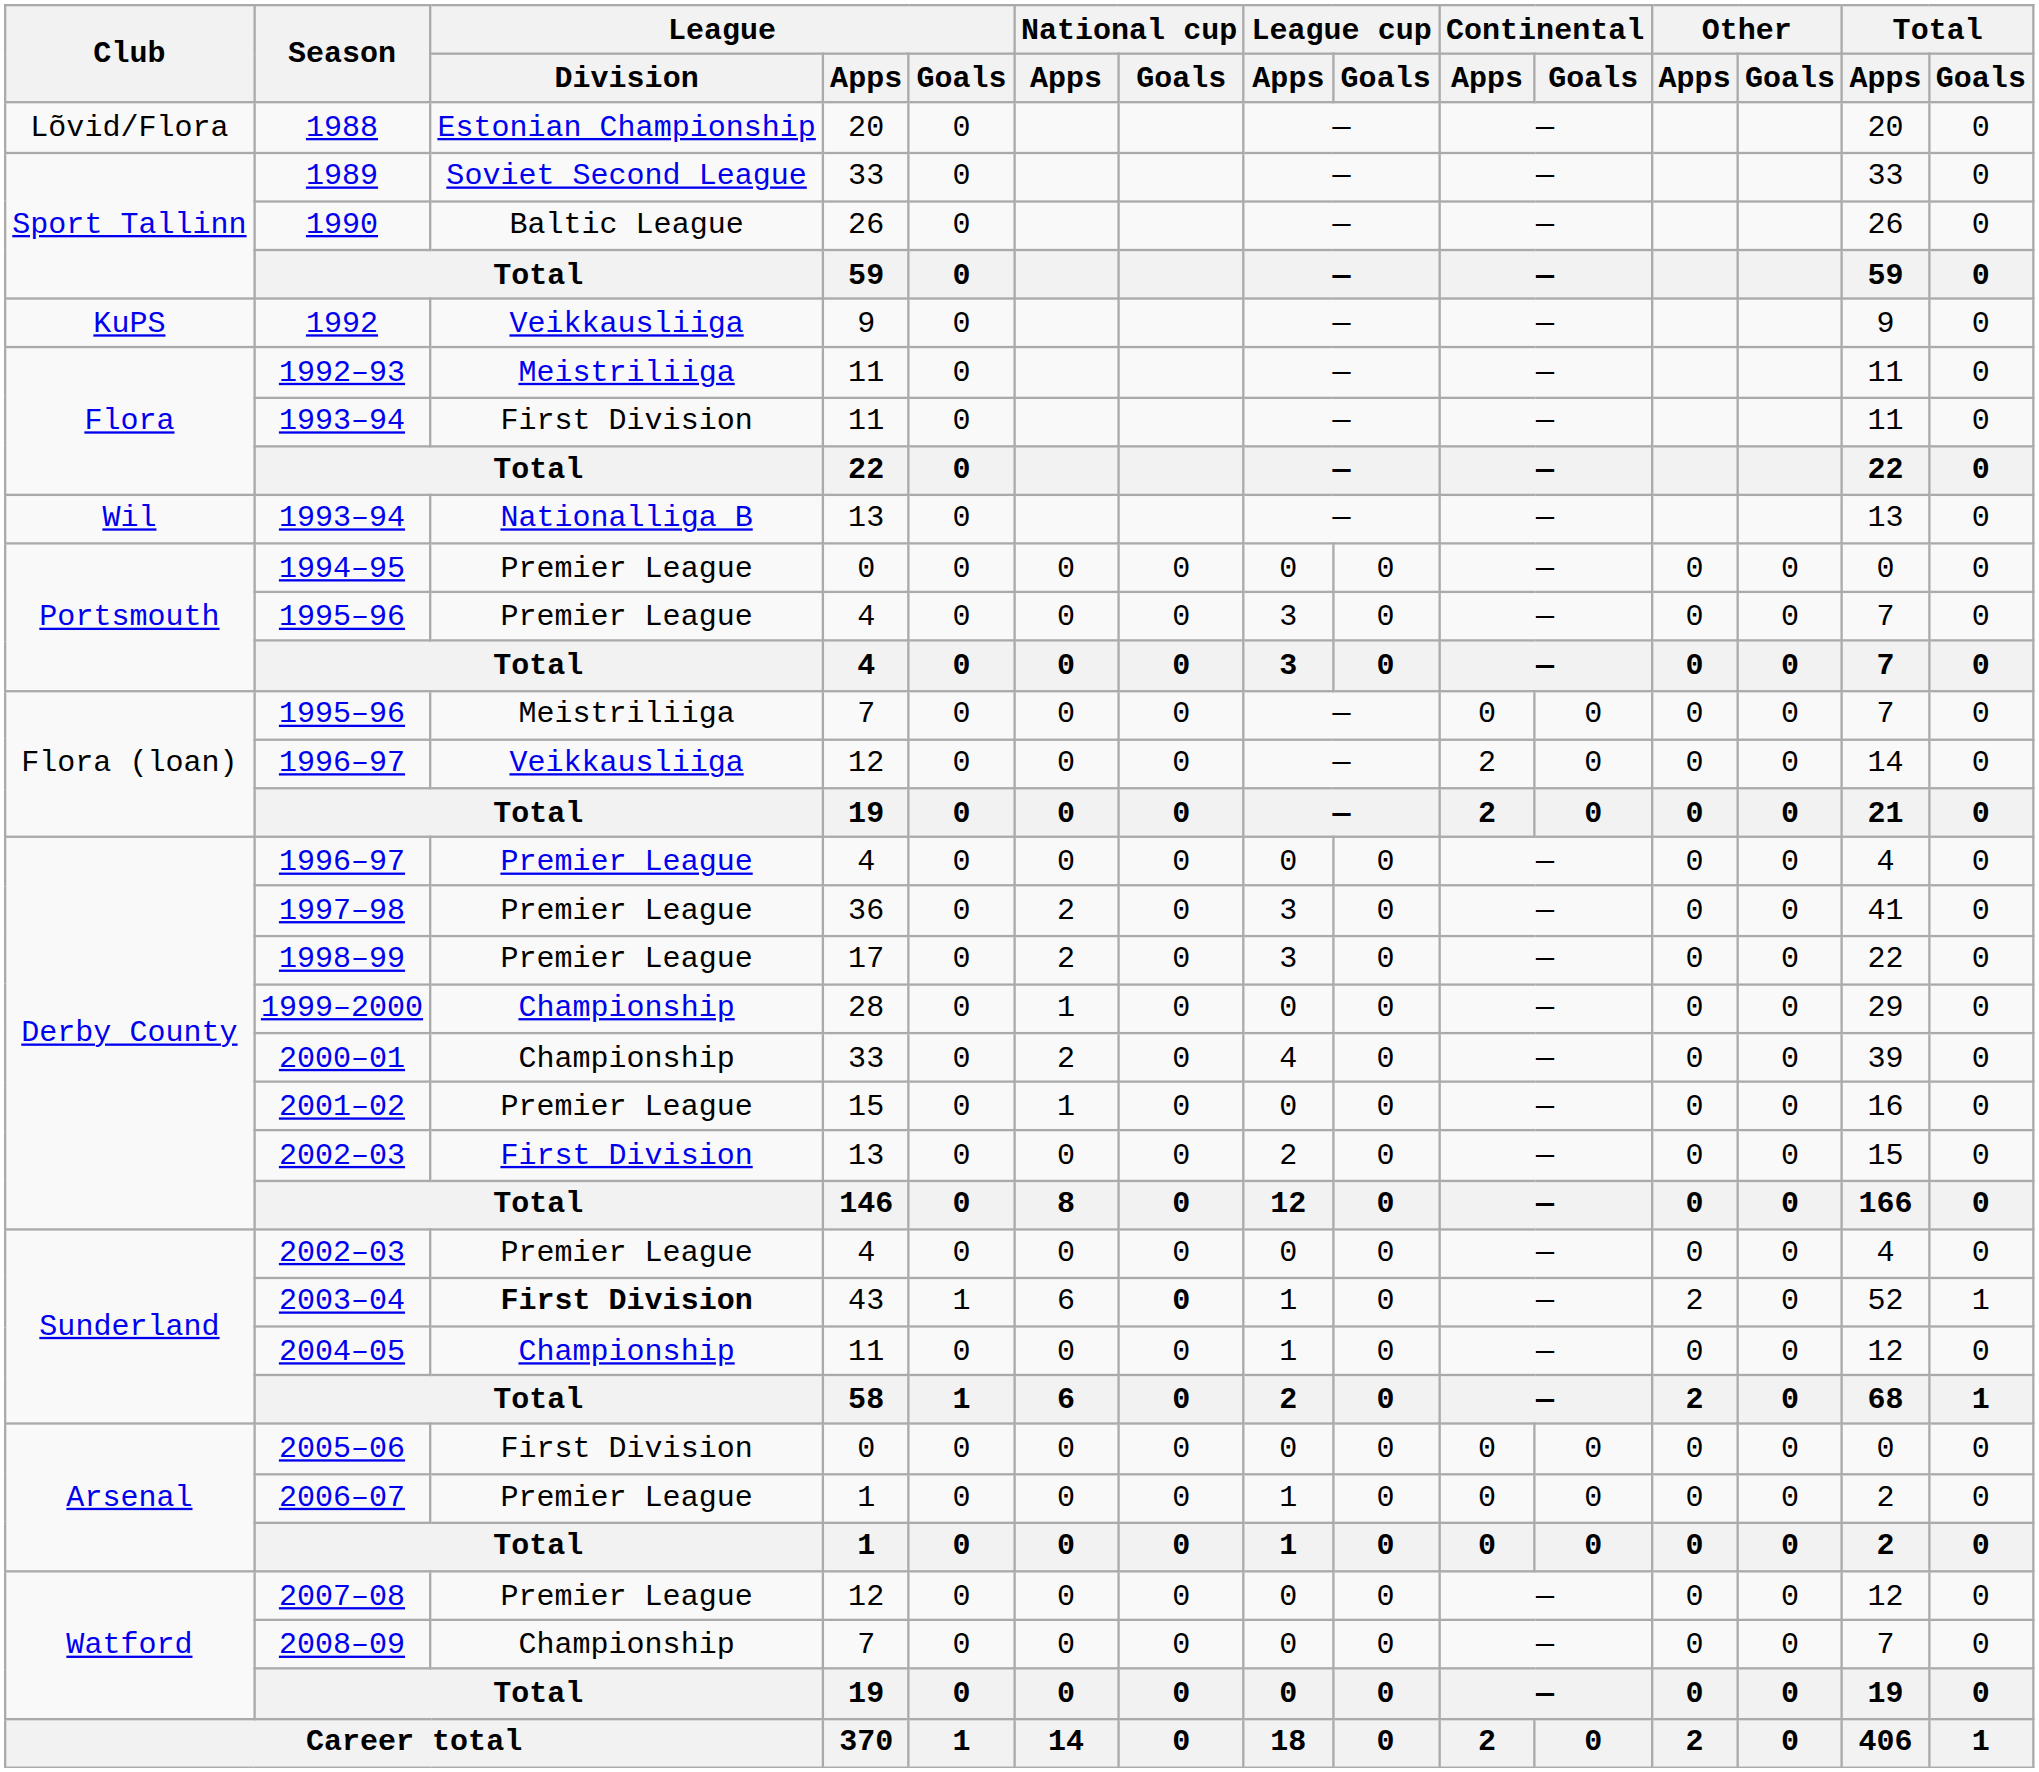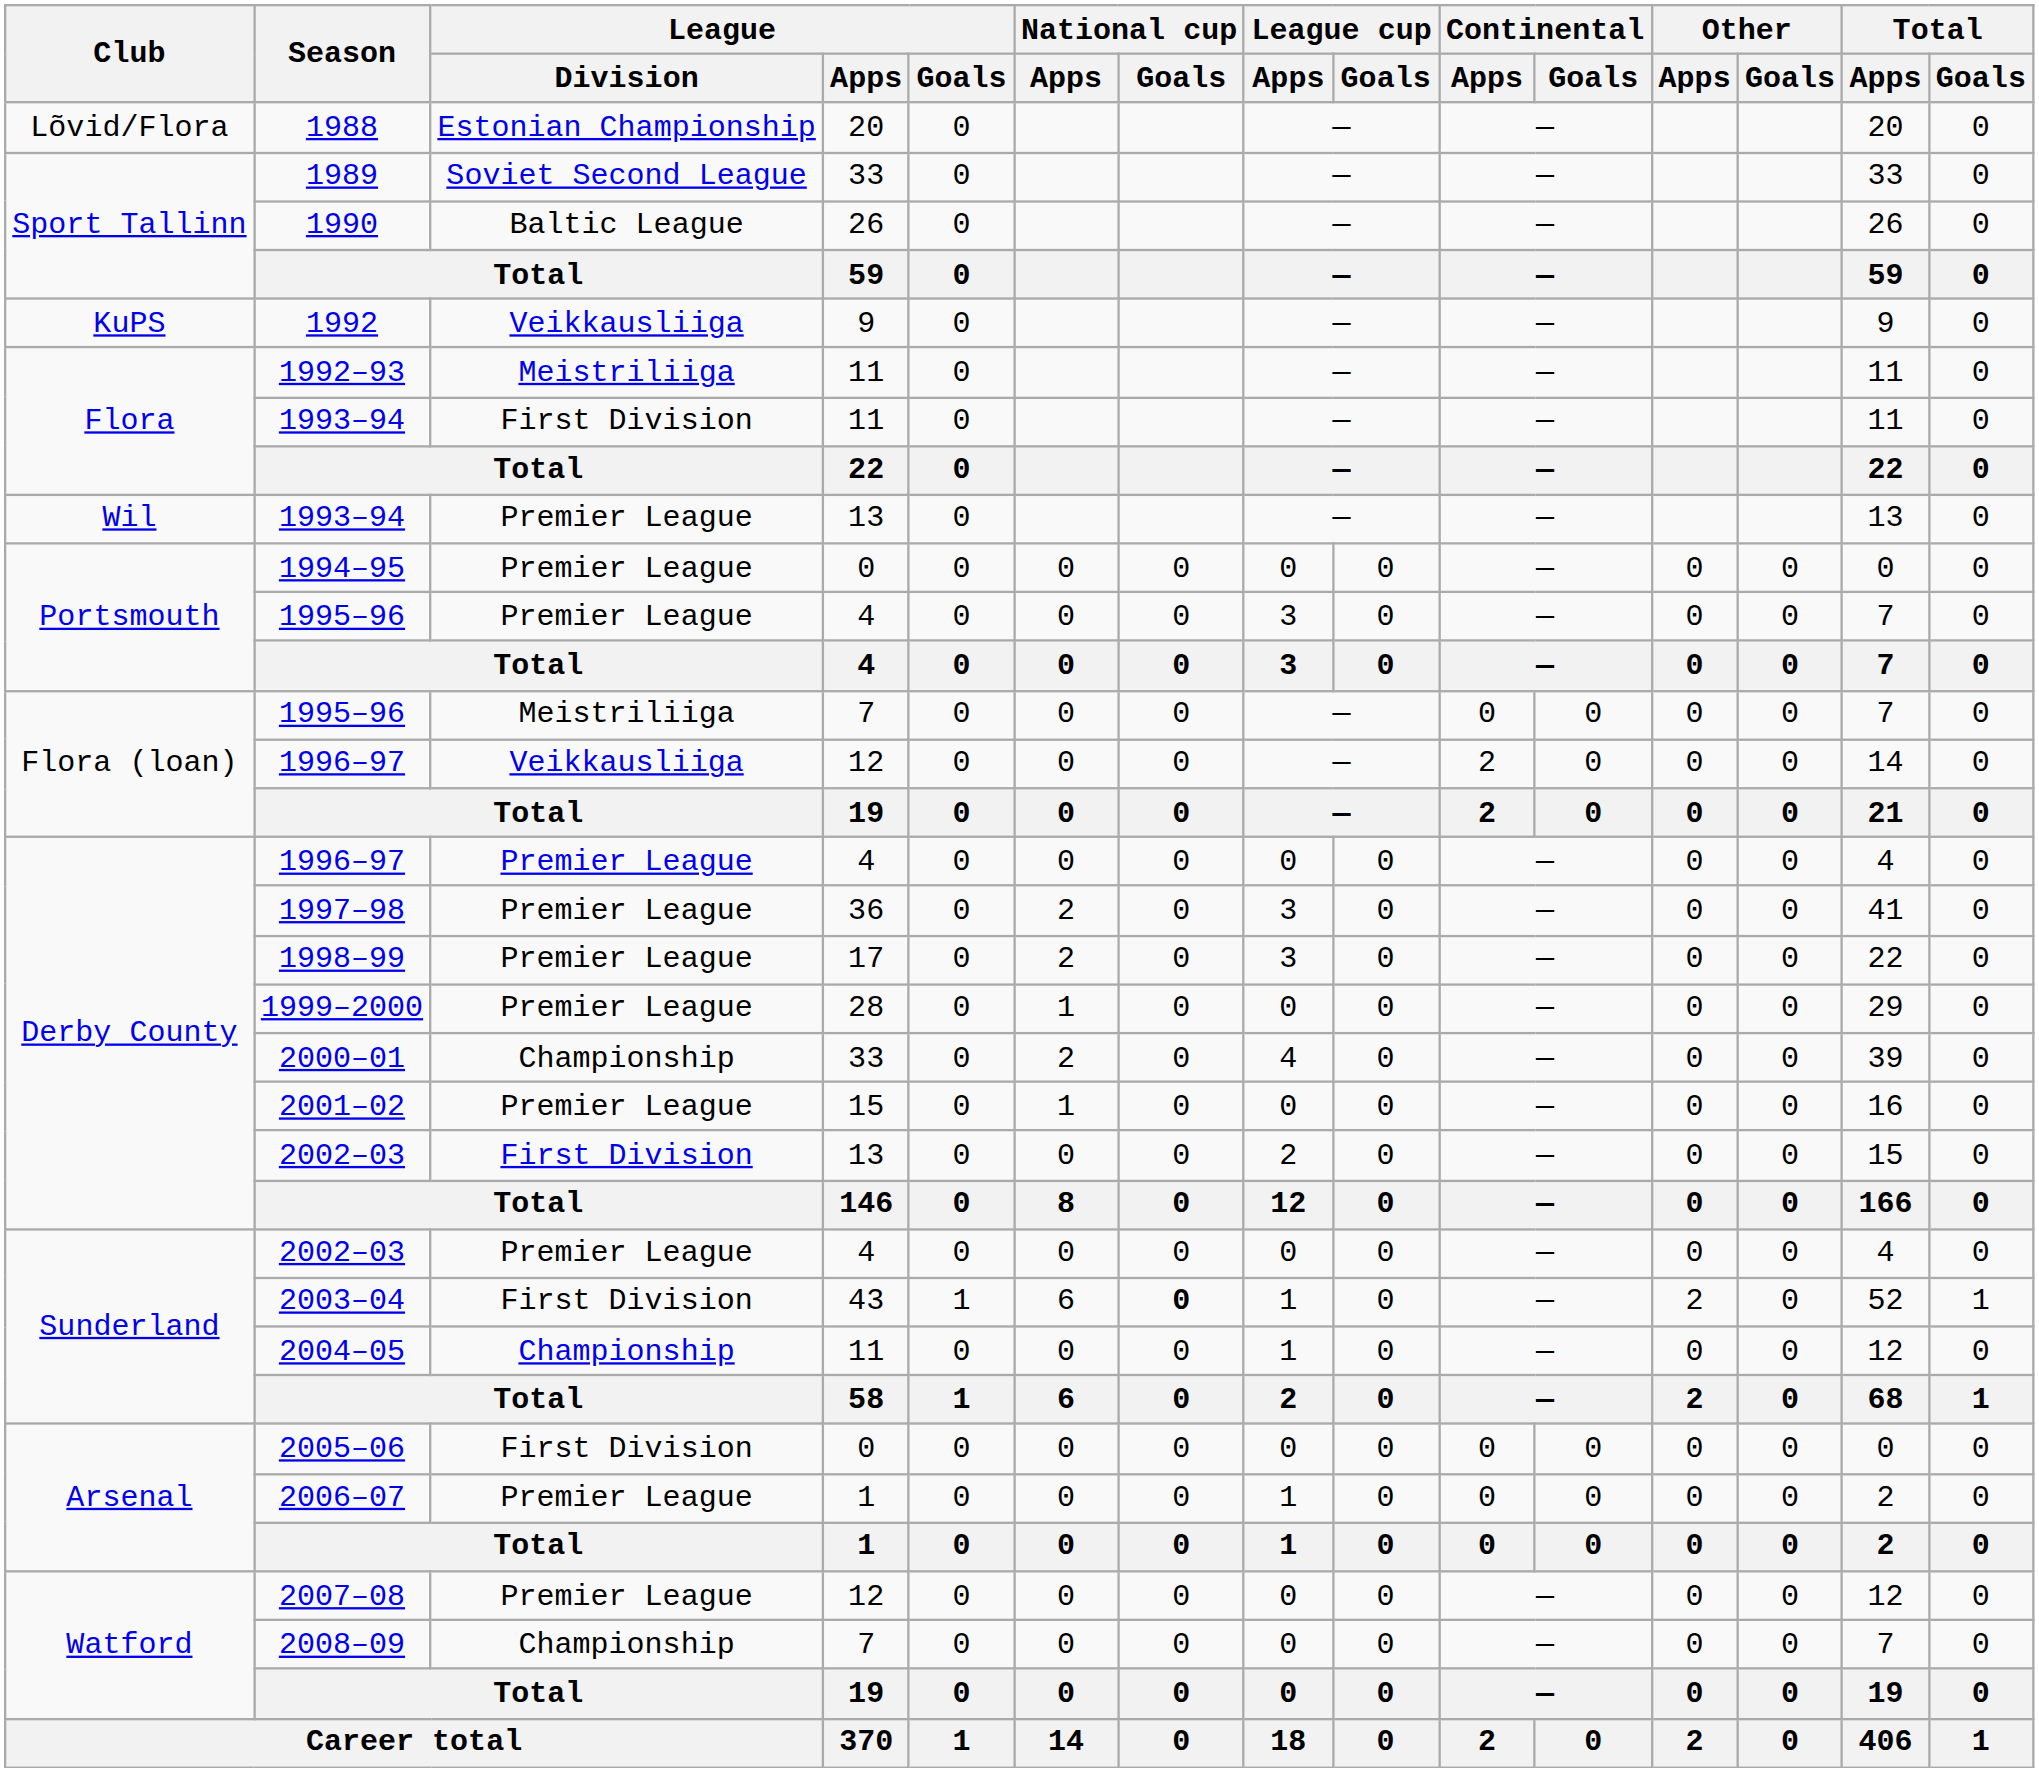(627, 519) Nationalliga B -> (627, 519) Premier League
(627, 1008) Championship -> (627, 1008) Premier League
(627, 1302) bold -> (627, 1302) normal
